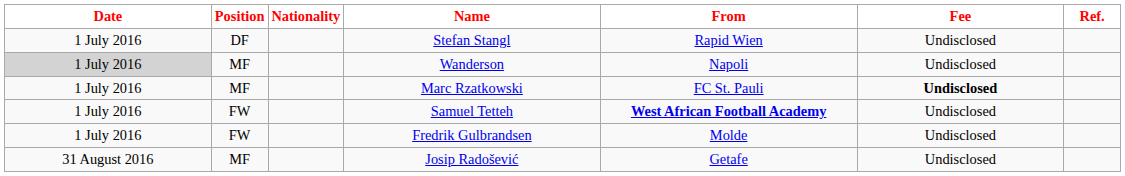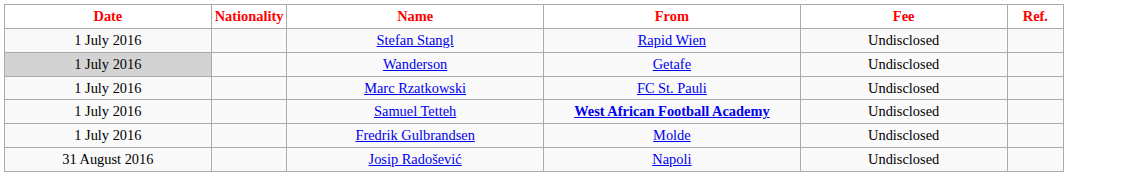- column: (240, 16)
(729, 64) Napoli -> (672, 64) Getafe
(960, 88) bold -> (904, 88) normal
(729, 159) Getafe -> (672, 159) Napoli
